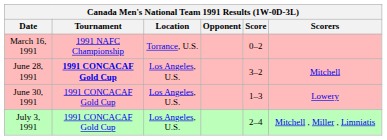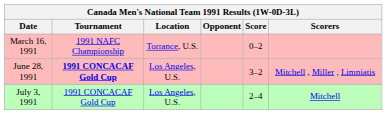(325, 72) Mitchell -> (325, 72) Mitchell , Miller , Limniatis
- row: (28, 97)
(325, 122) Mitchell , Miller , Limniatis -> (325, 97) Mitchell
